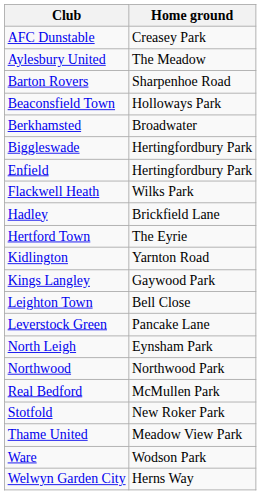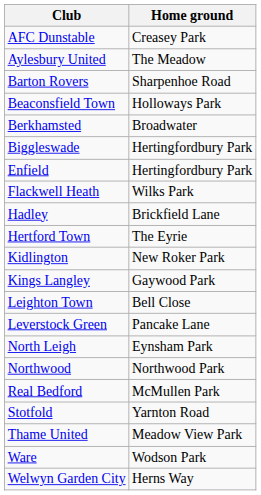(171, 258) Yarnton Road -> (178, 258) New Roker Park
(178, 412) New Roker Park -> (171, 412) Yarnton Road
